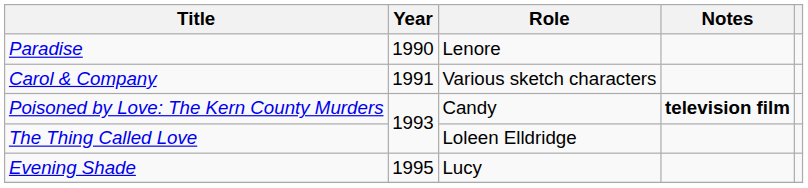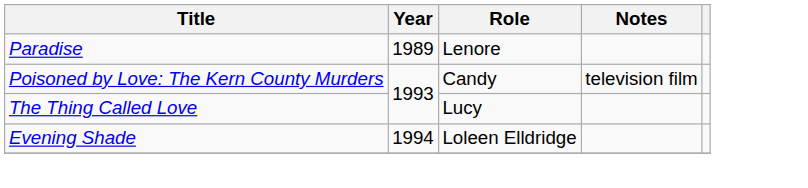(413, 49) 1990 -> (413, 49) 1989
- row: (83, 78)
(727, 108) bold -> (641, 78) normal
(510, 138) Loleen Elldridge -> (462, 108) Lucy
(413, 167) 1995 -> (413, 138) 1994
(462, 167) Lucy -> (510, 138) Loleen Elldridge
